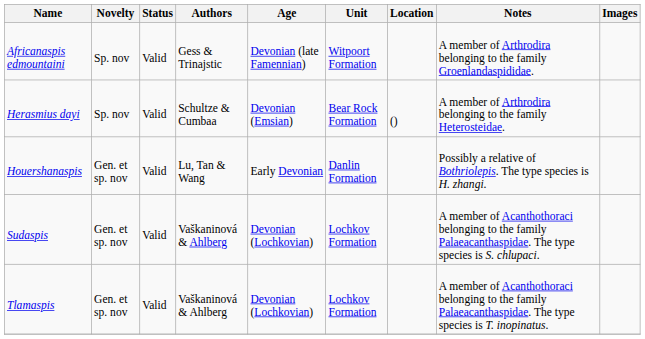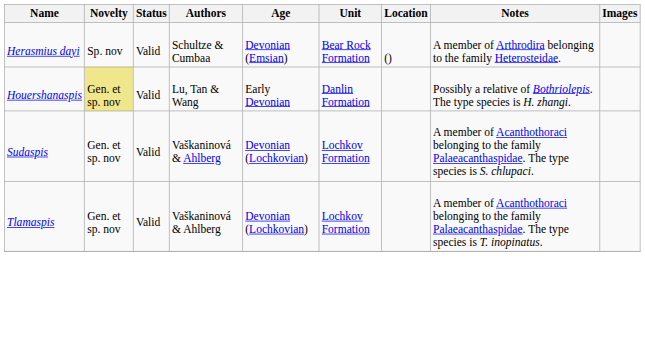- row: (36, 57)
(111, 172) no background -> (104, 95) khaki background
